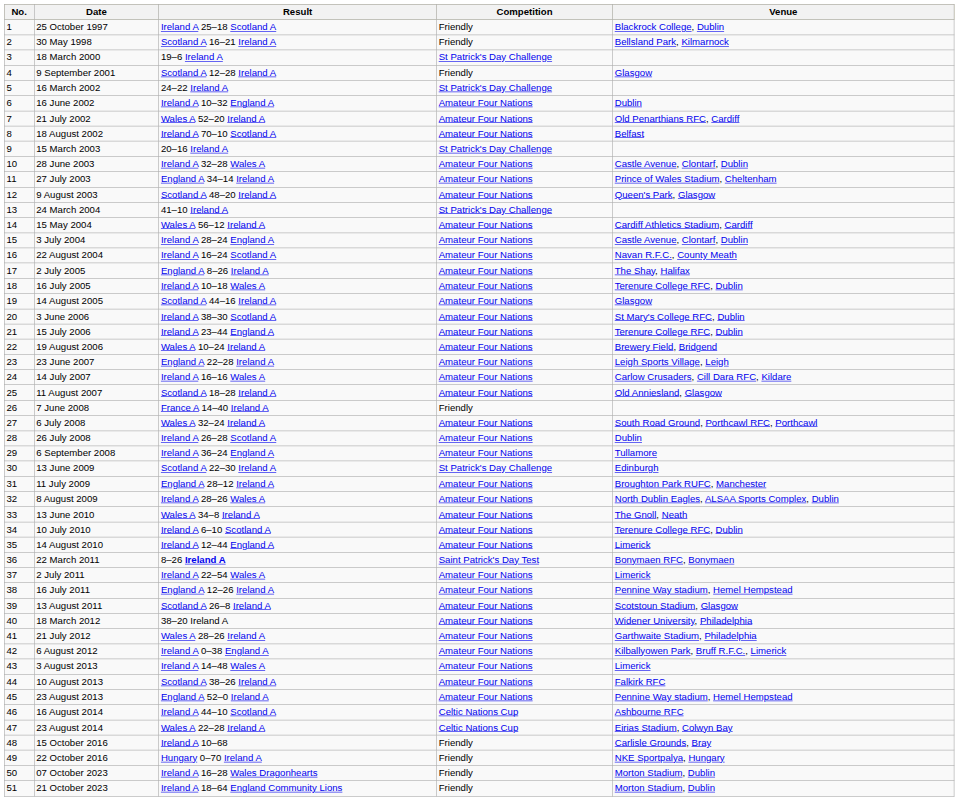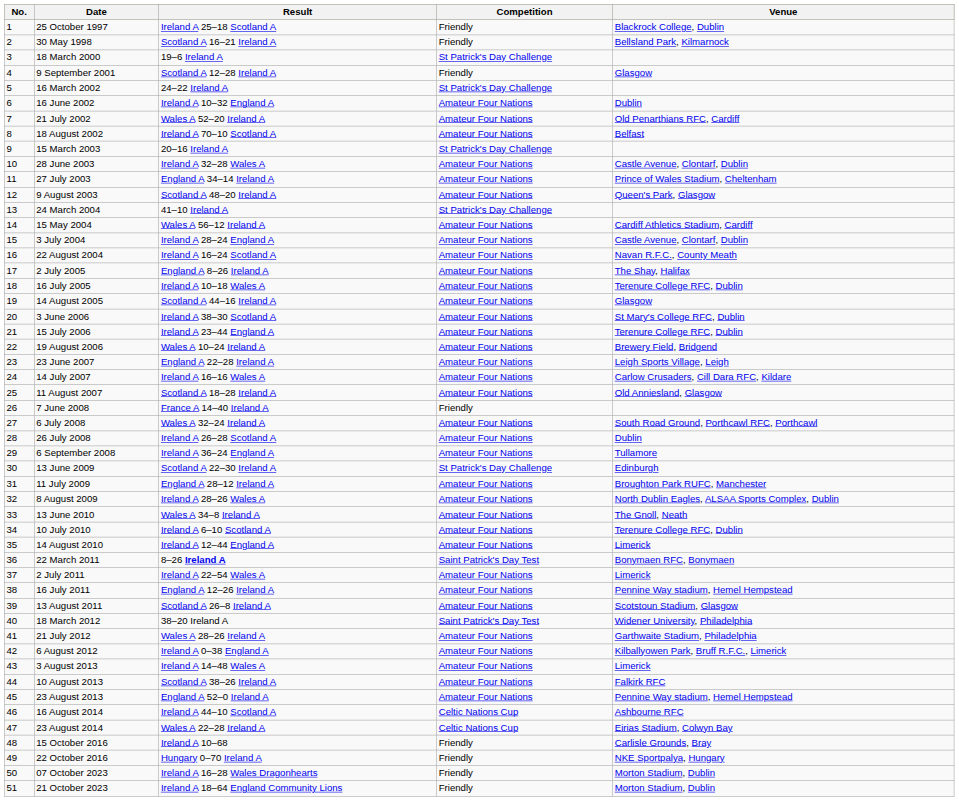(486, 621) Amateur Four Nations -> (489, 621) Saint Patrick's Day Test
